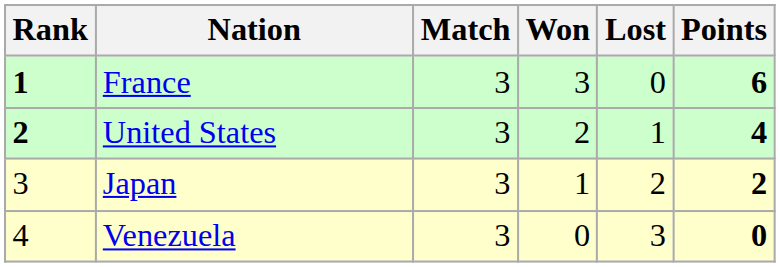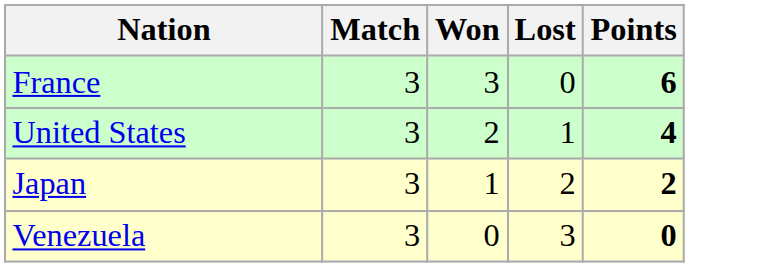- column: (50, 30)
